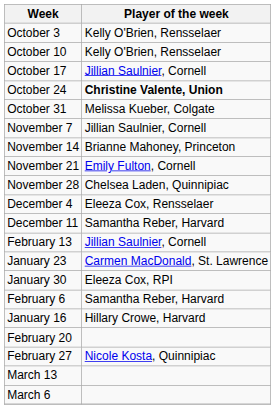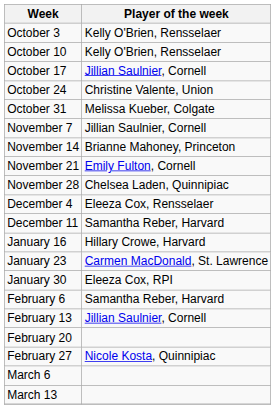(154, 90) bold -> (149, 90) normal
rows swapped: (37, 318) <-> (39, 242)
rows swapped: (29, 394) <-> (32, 375)
